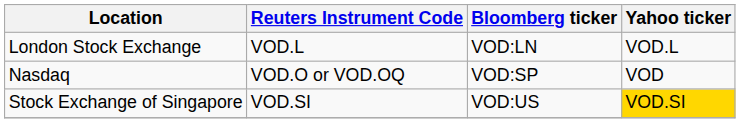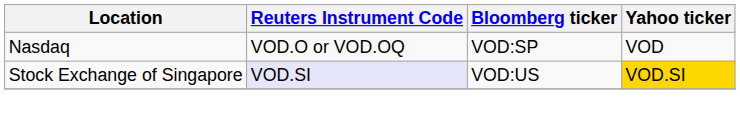- row: (105, 46)
(281, 103) no background -> (281, 74) lavender background
